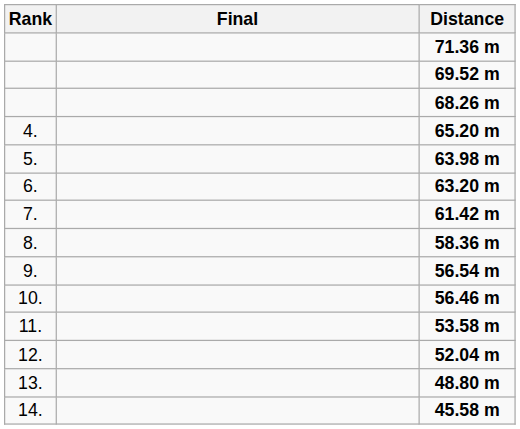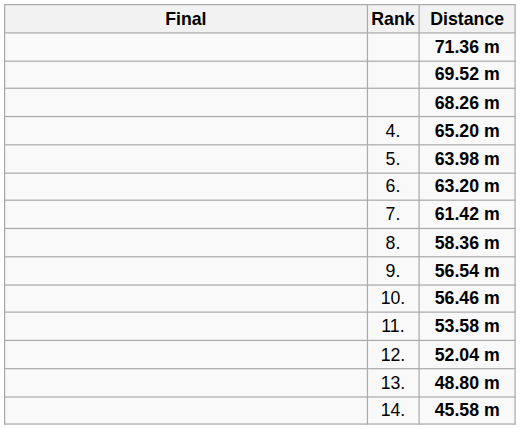columns swapped: (30, 19) <-> (237, 19)
